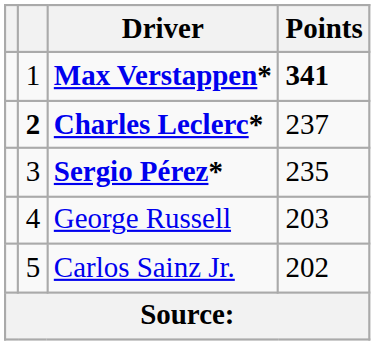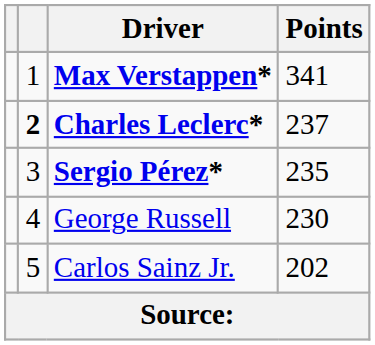(307, 75) bold -> (307, 75) normal
(307, 219) 203 -> (307, 219) 230
